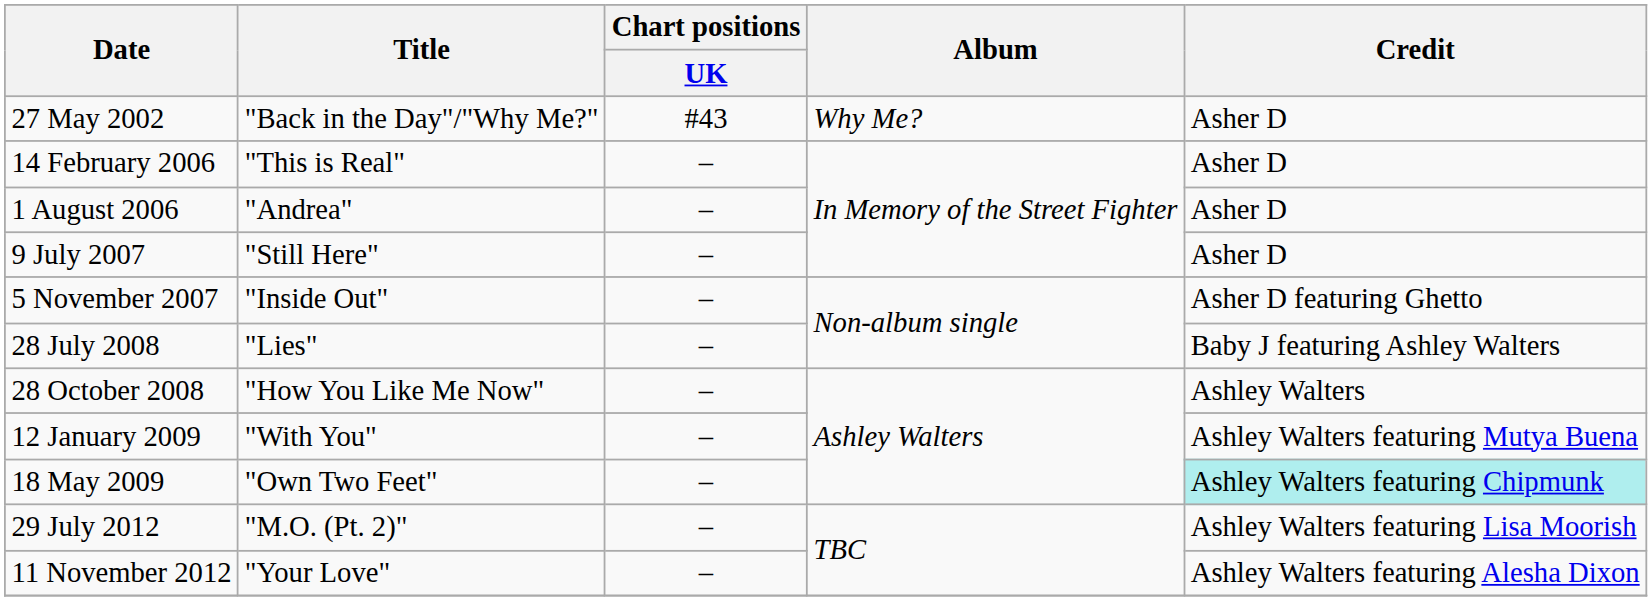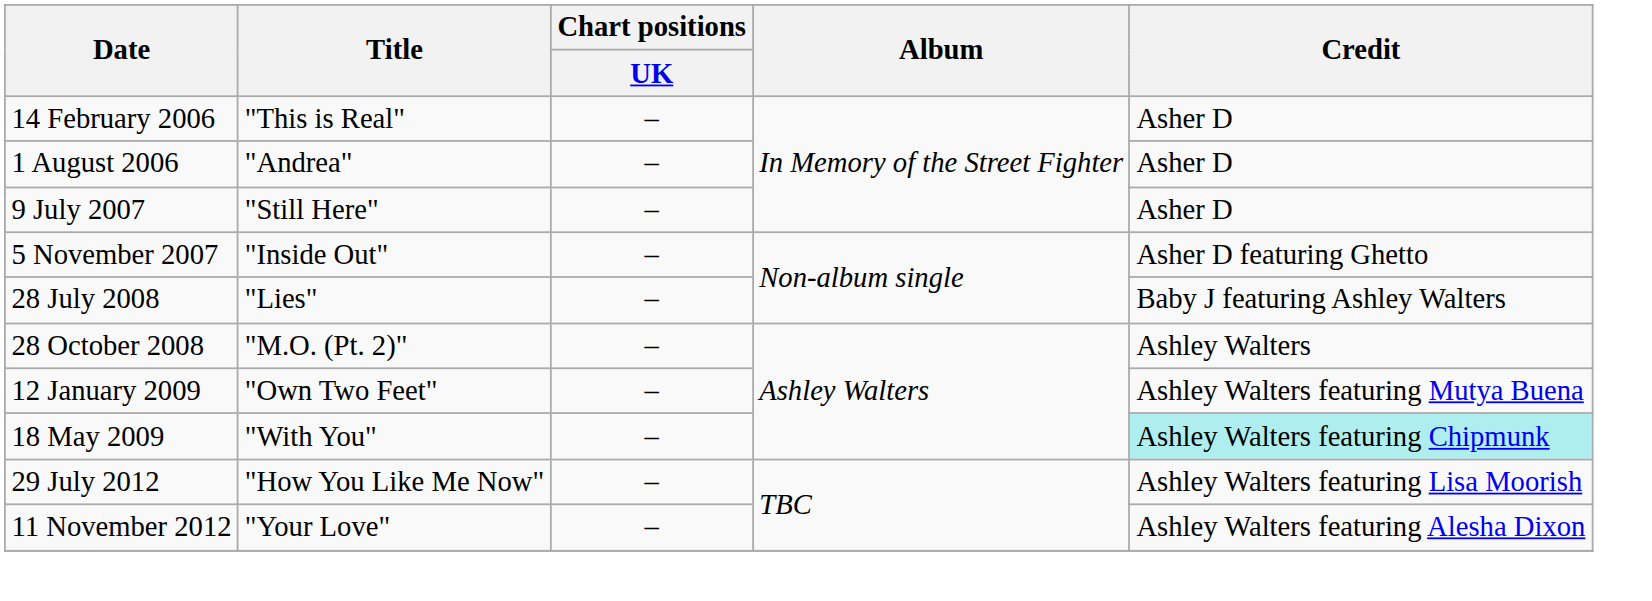- row: (88, 118)
(394, 390) "How You Like Me Now" -> (326, 345) "M.O. (Pt. 2)"
(311, 436) "With You" -> (341, 390) "Own Two Feet"
(341, 481) "Own Two Feet" -> (311, 436) "With You"
(326, 526) "M.O. (Pt. 2)" -> (394, 481) "How You Like Me Now"
